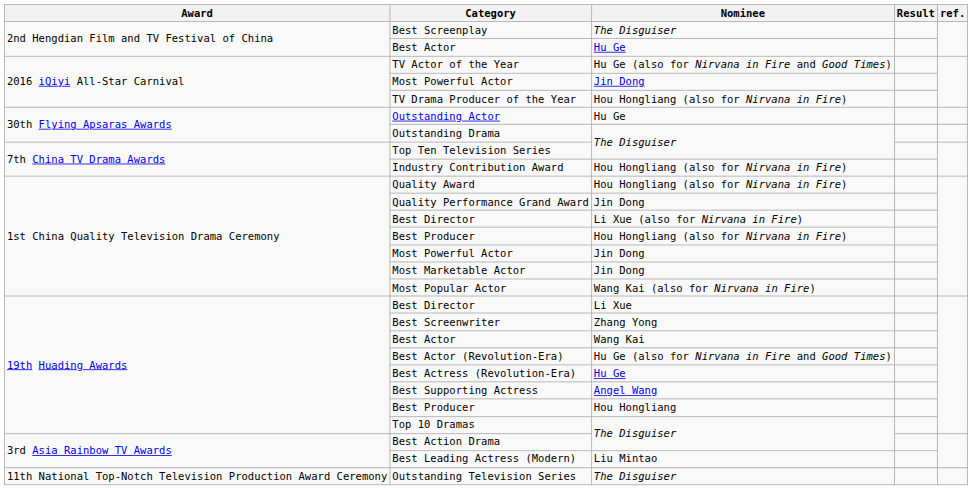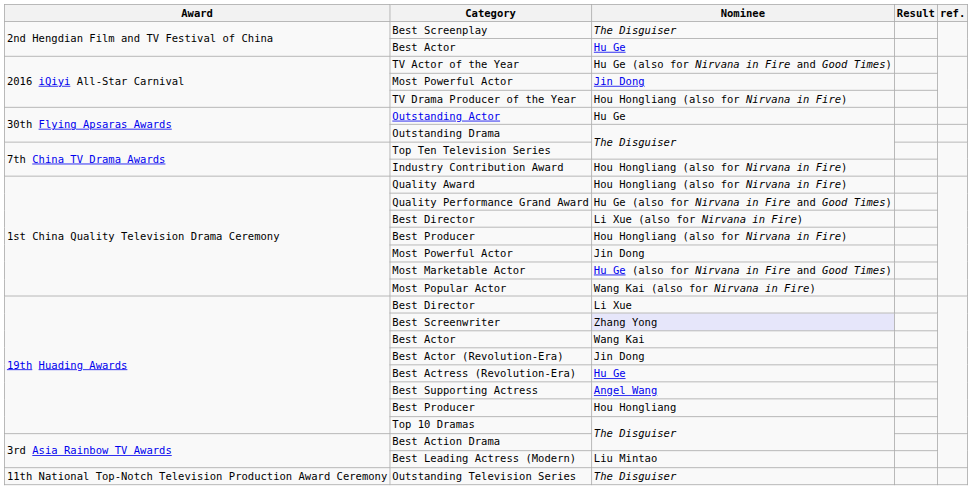(619, 202) Jin Dong -> (743, 202) Hu Ge (also for Nirvana in Fire and Good Times)
(619, 270) Jin Dong -> (743, 270) Hu Ge (also for Nirvana in Fire and Good Times)
(626, 322) no background -> (626, 322) lavender background
(743, 356) Hu Ge (also for Nirvana in Fire and Good Times) -> (619, 356) Jin Dong
